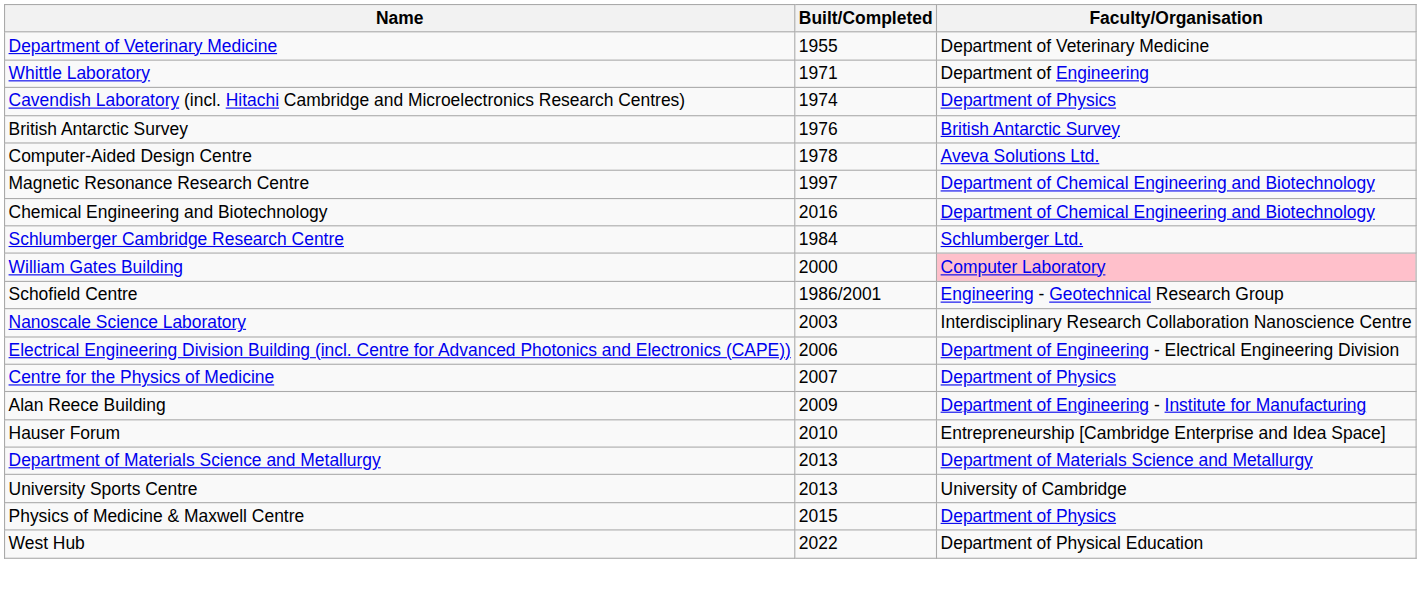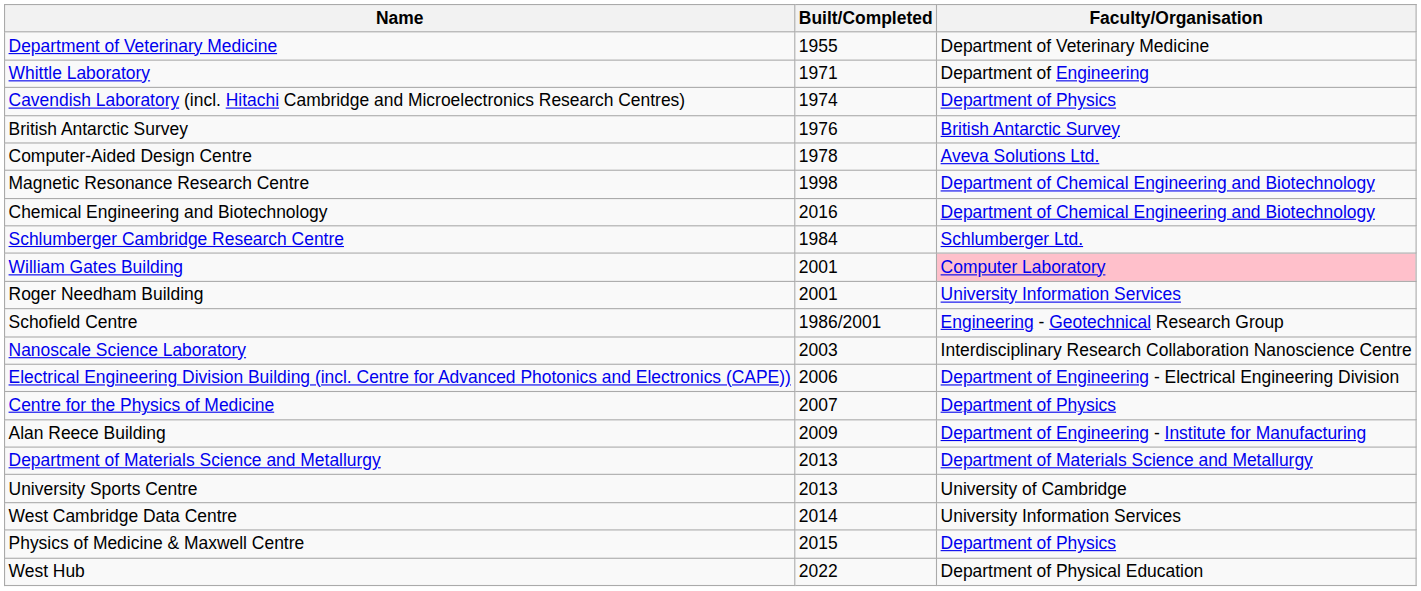(818, 184) 1997 -> (818, 184) 1998
(818, 267) 2000 -> (818, 267) 2001
+ row: (106, 294)
- row: (64, 433)
+ row: (123, 516)
